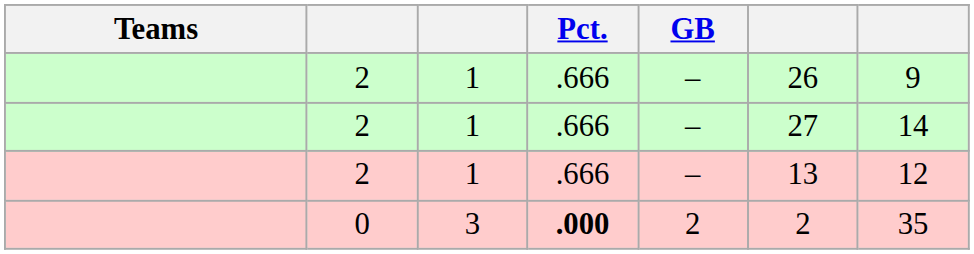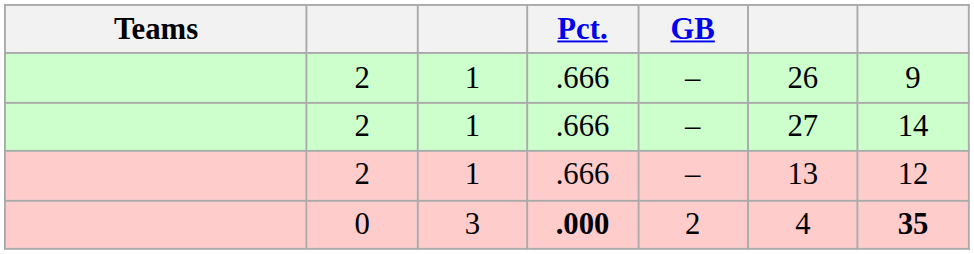(803, 223) 2 -> (803, 223) 4
(913, 223) normal -> (913, 223) bold
